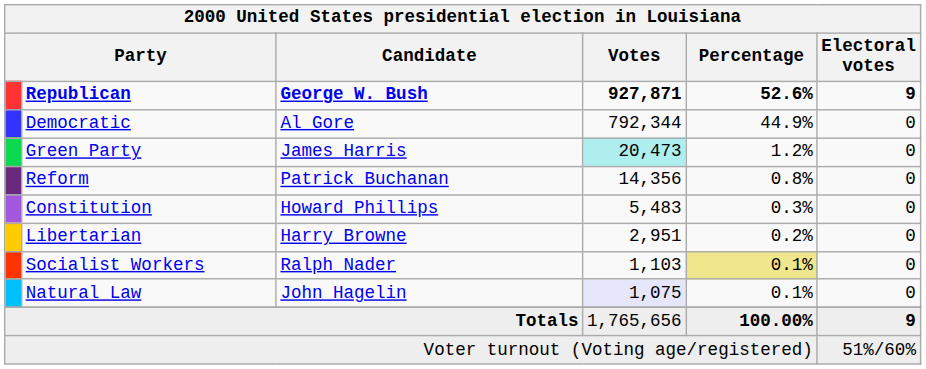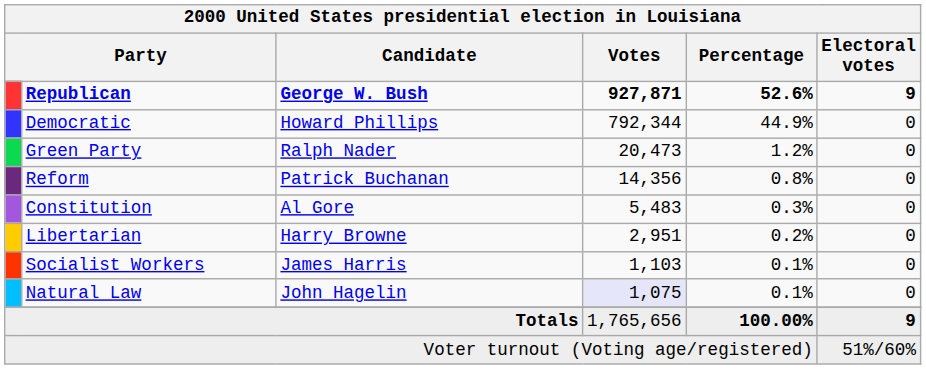(317, 124) Al Gore -> (359, 124) Howard Phillips
(344, 152) James Harris -> (338, 152) Ralph Nader
(650, 152) paleturquoise background -> (650, 152) no background
(359, 209) Howard Phillips -> (317, 209) Al Gore
(338, 266) Ralph Nader -> (344, 266) James Harris
(792, 266) khaki background -> (792, 266) no background
